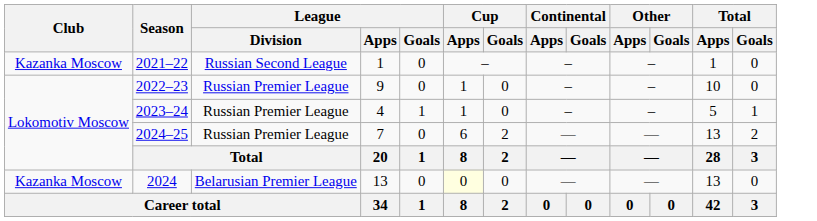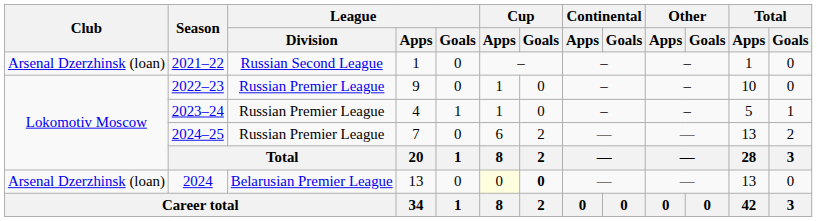(68, 63) Kazanka Moscow -> (86, 63) Arsenal Dzerzhinsk (loan)
(68, 181) Kazanka Moscow -> (86, 181) Arsenal Dzerzhinsk (loan)
(505, 181) normal -> (541, 181) bold
